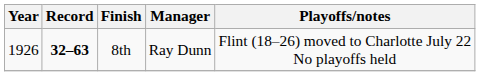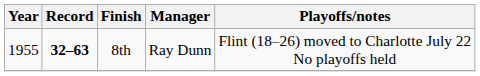(23, 49) 1926 -> (23, 49) 1955
